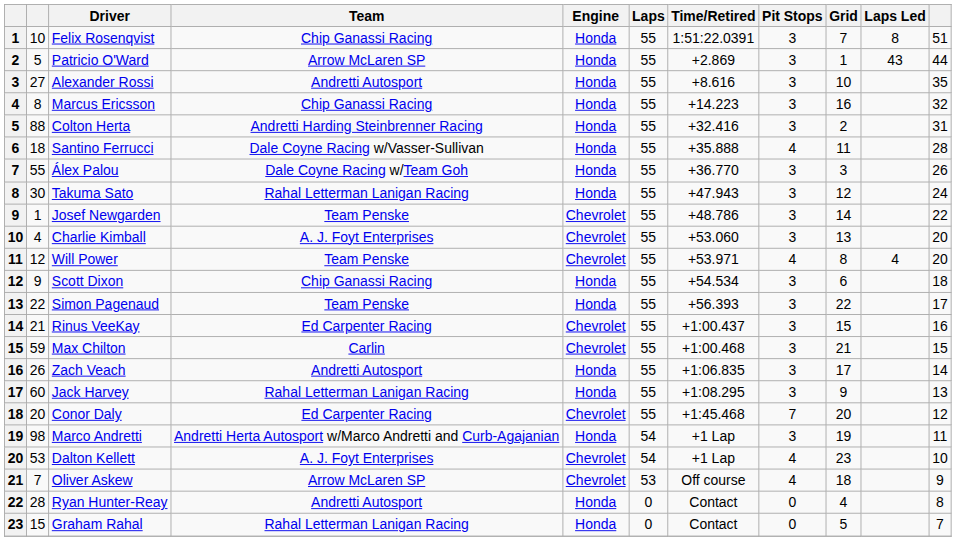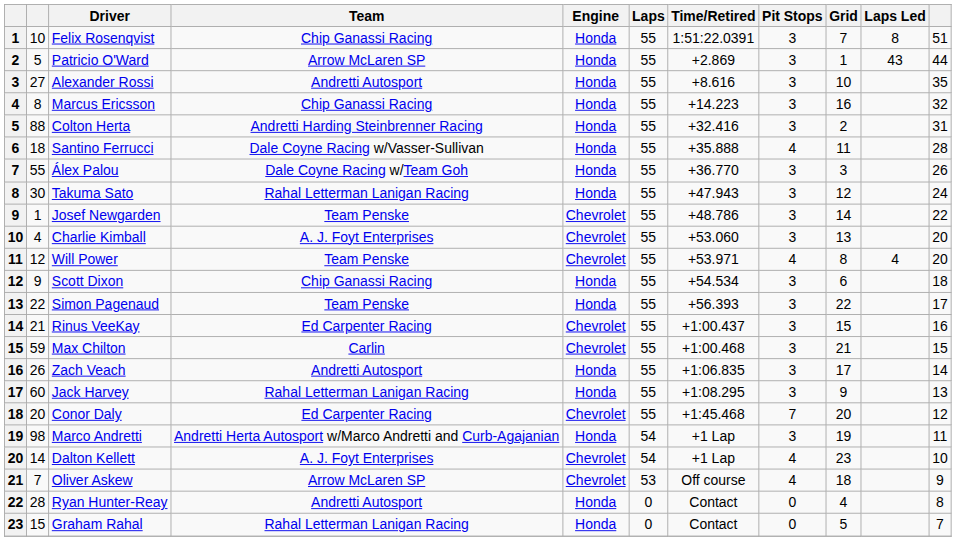(38, 458) 53 -> (38, 458) 14
